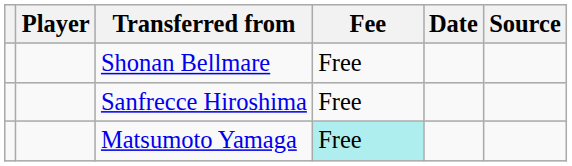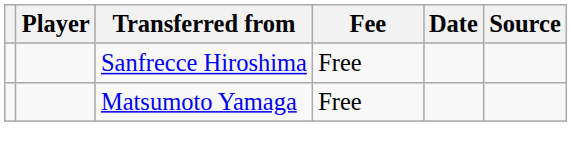- row: (186, 62)
(340, 140) paleturquoise background -> (340, 101) no background
